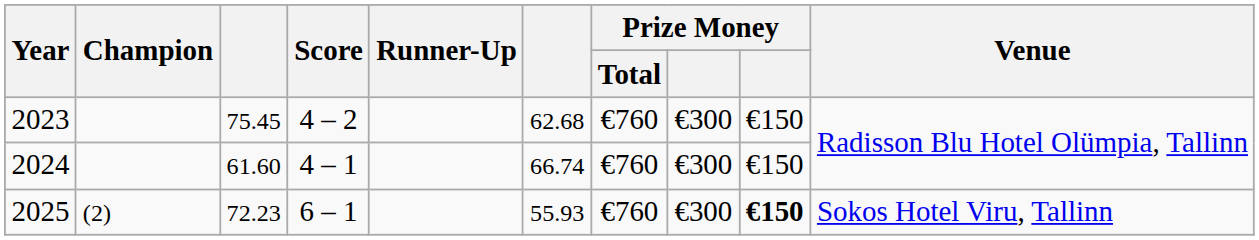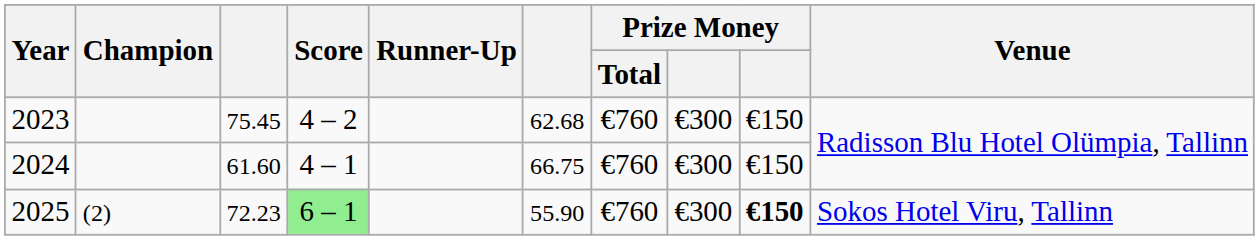(557, 167) 66.74 -> (557, 167) 66.75
(329, 211) no background -> (329, 211) lightgreen background
(557, 212) 55.93 -> (557, 212) 55.90
